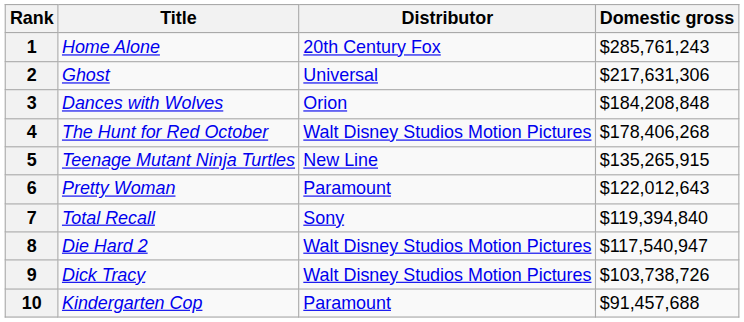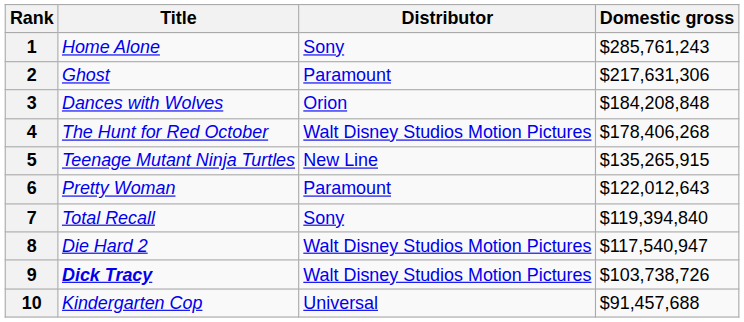(372, 47) 20th Century Fox -> (324, 47) Sony
(341, 75) Universal -> (347, 75) Paramount
(104, 274) normal -> (107, 274) bold
(347, 302) Paramount -> (341, 302) Universal
